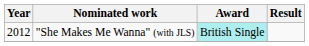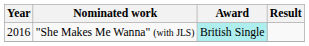(19, 32) 2012 -> (19, 32) 2016
